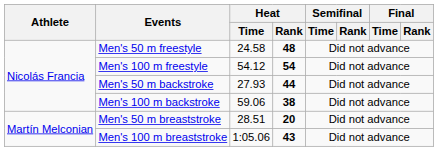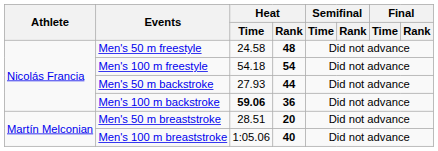(251, 67) 54.12 -> (251, 67) 54.18
(251, 102) normal -> (251, 102) bold
(289, 102) 38 -> (289, 102) 36
(289, 138) 43 -> (289, 138) 40
